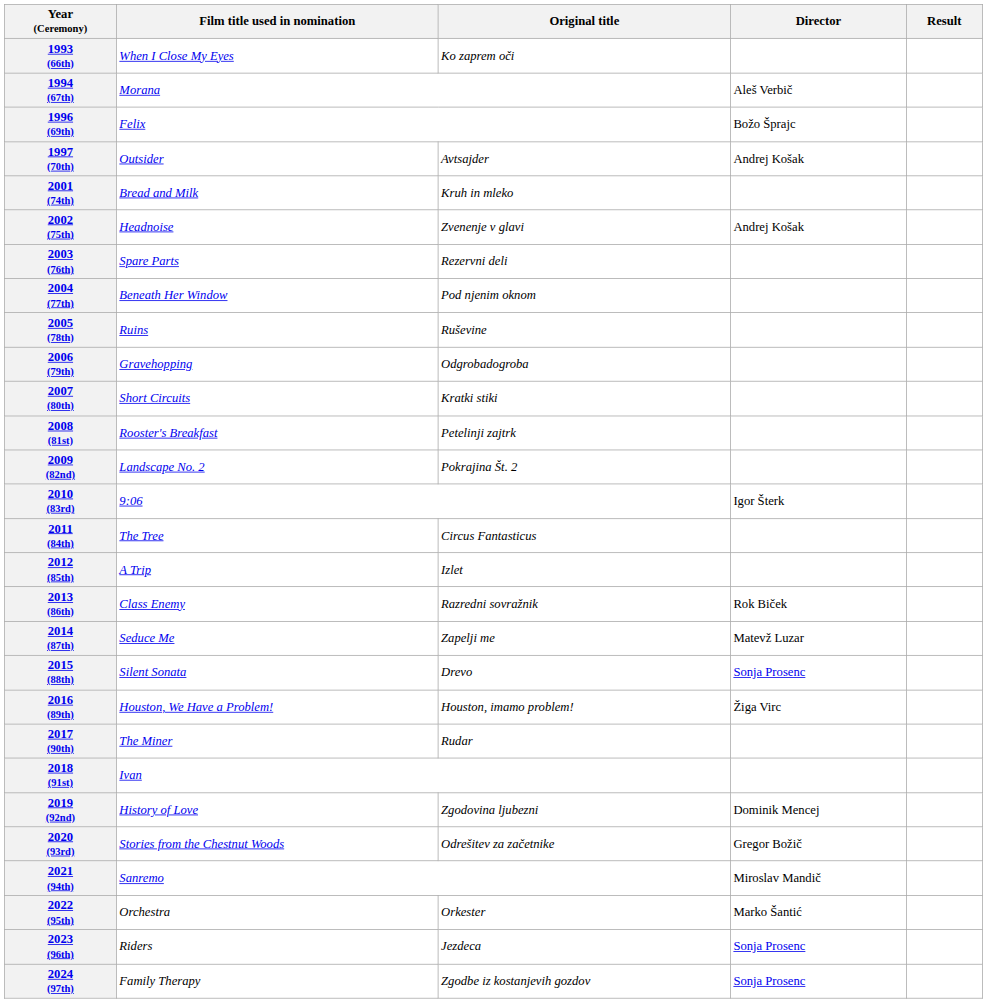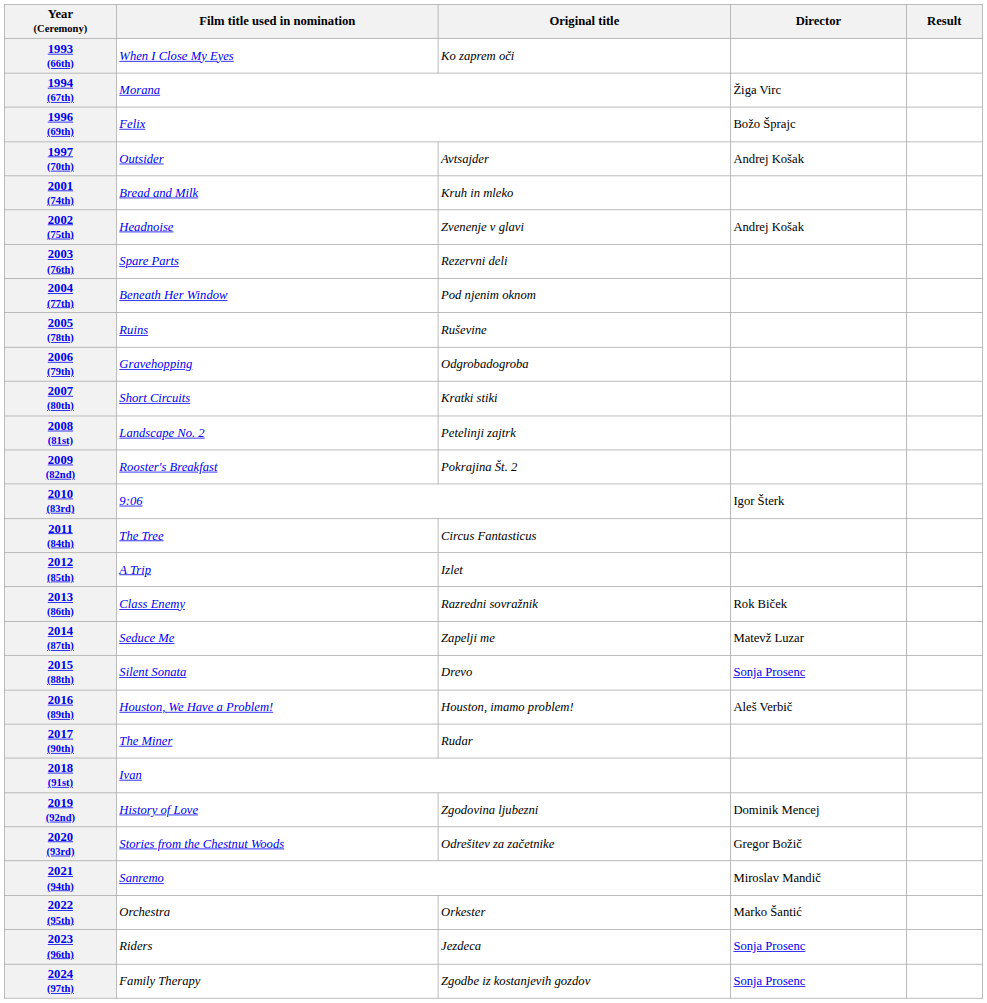(763, 90) Aleš Verbič -> (757, 90) Žiga Virc
(168, 432) Rooster's Breakfast -> (162, 432) Landscape No. 2
(162, 467) Landscape No. 2 -> (168, 467) Rooster's Breakfast
(757, 706) Žiga Virc -> (763, 706) Aleš Verbič
